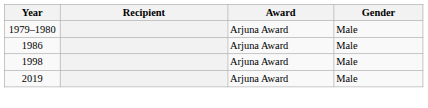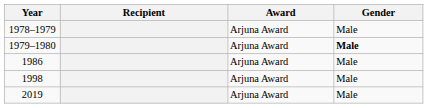+ row: (32, 29)
(347, 29) normal -> (347, 45) bold
